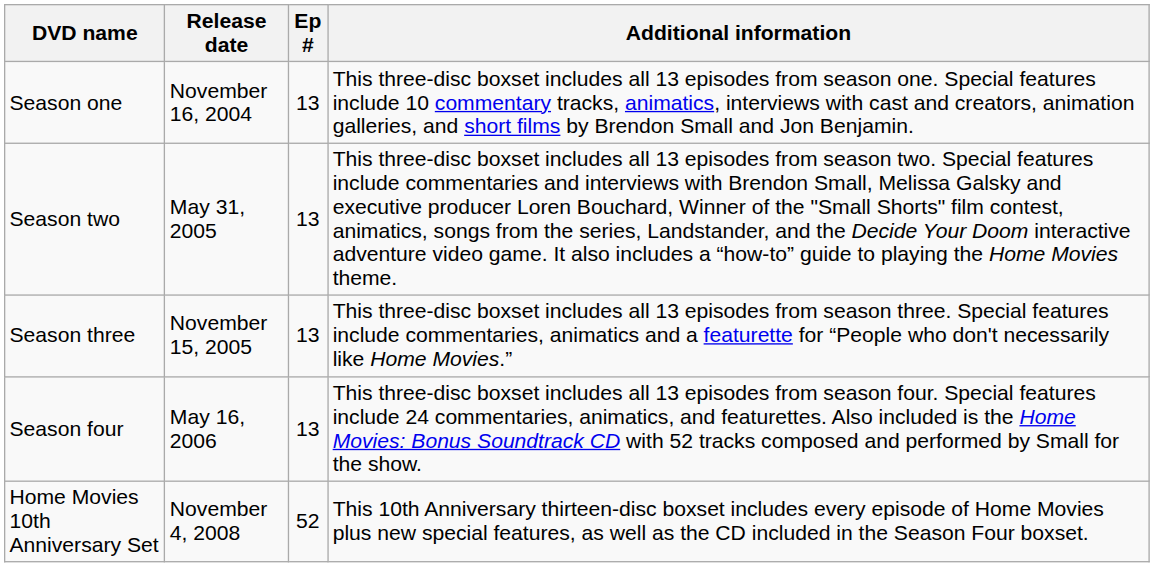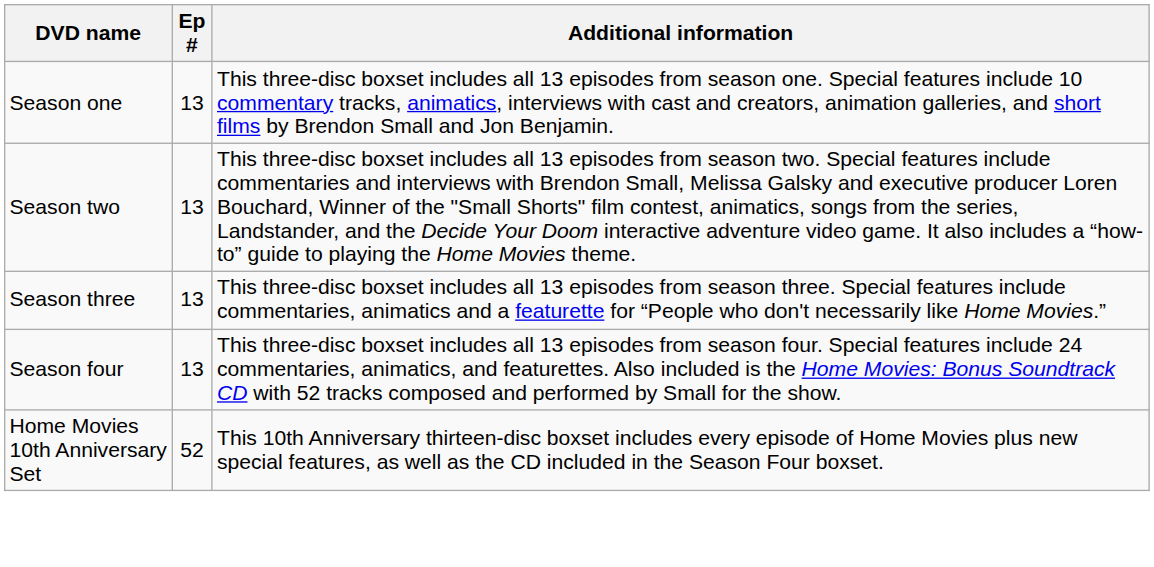- column: (226, 33)
